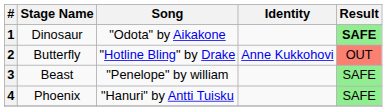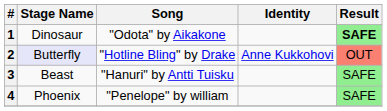(57, 55) no background -> (57, 55) lavender background
(167, 75) "Penelope" by william -> (167, 75) "Hanuri" by Antti Tuisku
(167, 95) "Hanuri" by Antti Tuisku -> (167, 95) "Penelope" by william
